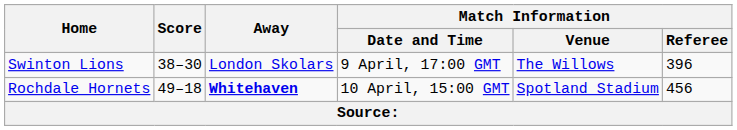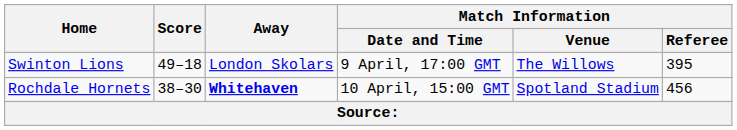(180, 65) 38–30 -> (180, 65) 49–18
(679, 65) 396 -> (679, 65) 395
(180, 89) 49–18 -> (180, 89) 38–30
